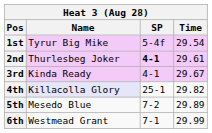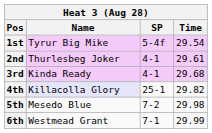(151, 58) bold -> (151, 58) normal
(190, 74) 29.67 -> (190, 74) 29.68
(190, 105) 29.89 -> (190, 105) 29.98
